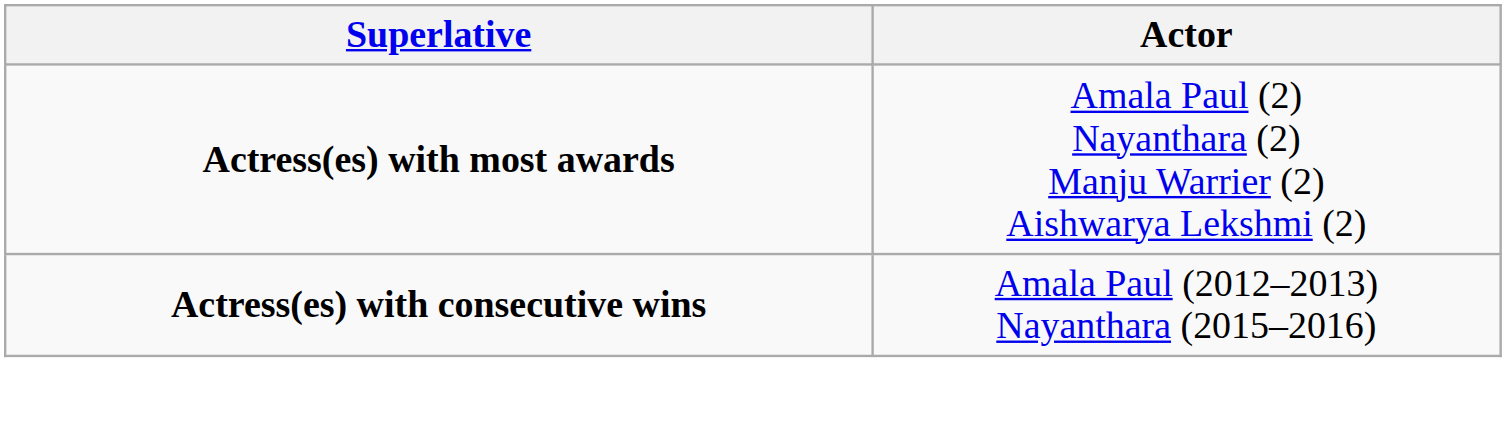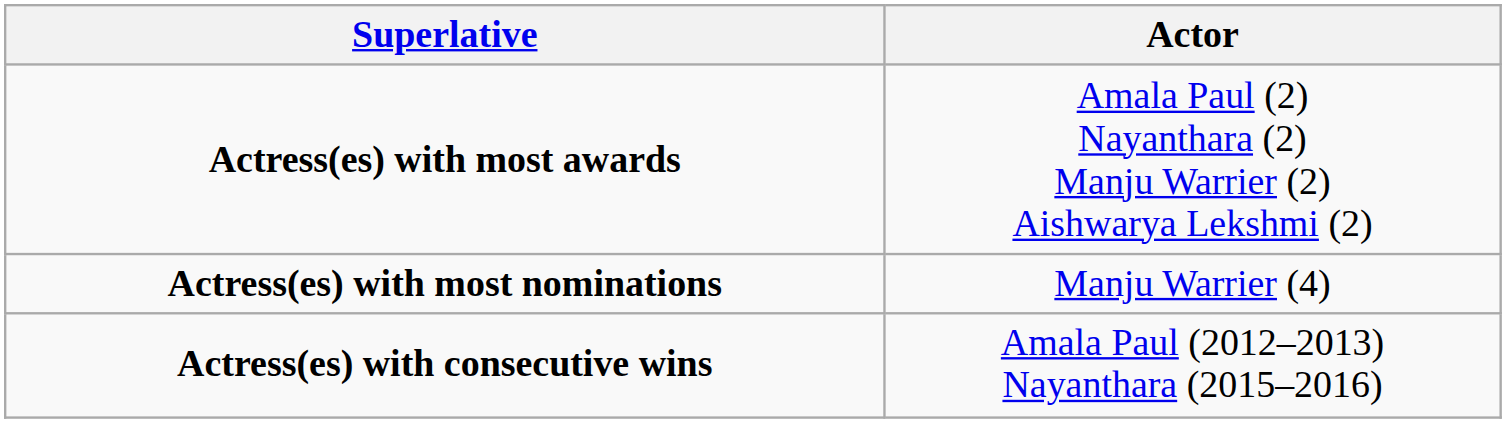+ row: (445, 282)
